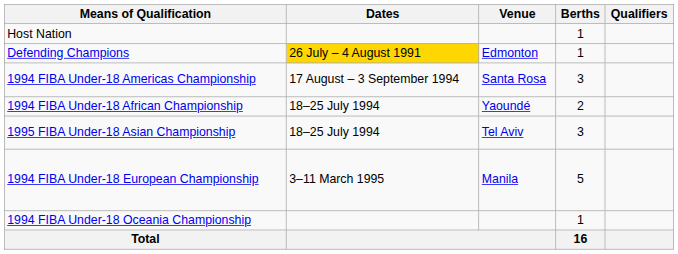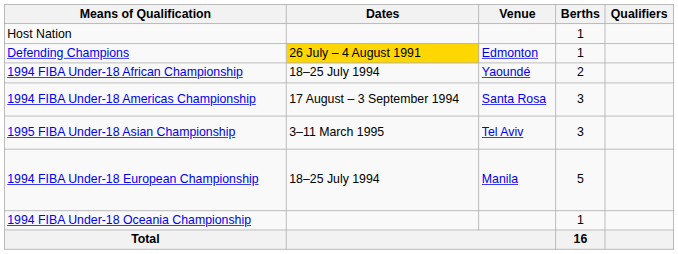rows swapped: (125, 106) <-> (132, 79)
(334, 132) 18–25 July 1994 -> (337, 132) 3–11 March 1995
(337, 180) 3–11 March 1995 -> (334, 180) 18–25 July 1994
